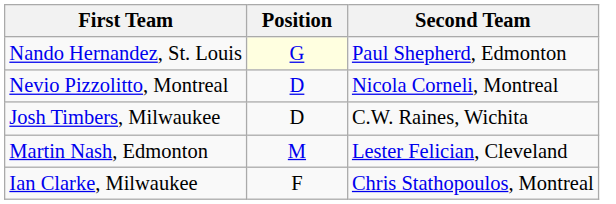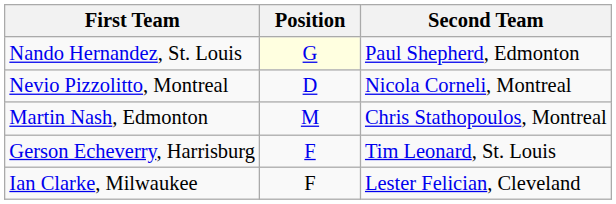- row: (115, 118)
(460, 150) Lester Felician, Cleveland -> (486, 118) Chris Stathopoulos, Montreal
+ row: (132, 150)
(473, 183) Chris Stathopoulos, Montreal -> (473, 183) Lester Felician, Cleveland
